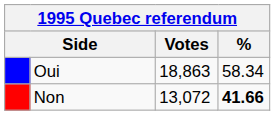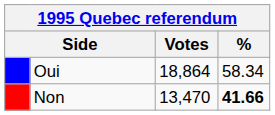(185, 71) 18,863 -> (185, 71) 18,864
(185, 97) 13,072 -> (185, 97) 13,470
